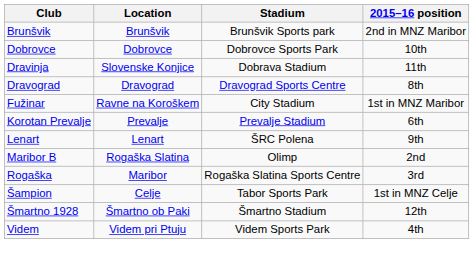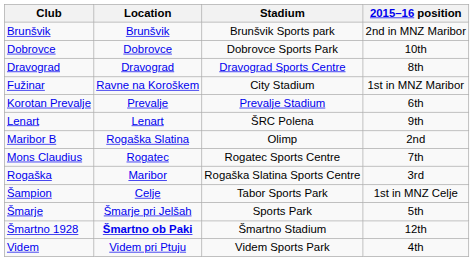- row: (28, 67)
+ row: (45, 157)
+ row: (25, 211)
(148, 211) normal -> (148, 229) bold
